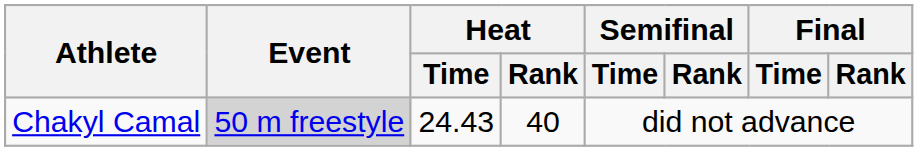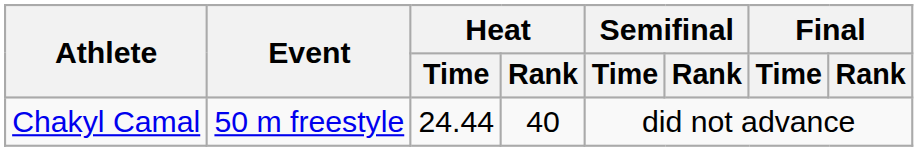(309, 122) lightgrey background -> (309, 122) no background
(456, 122) 24.43 -> (456, 122) 24.44
